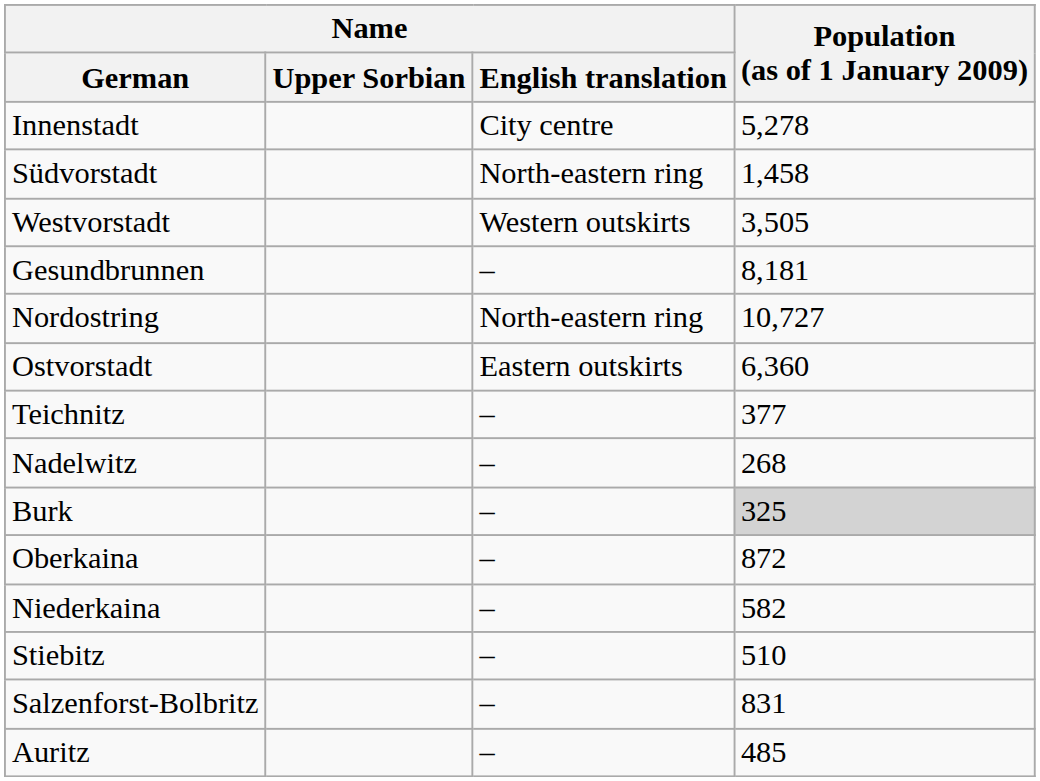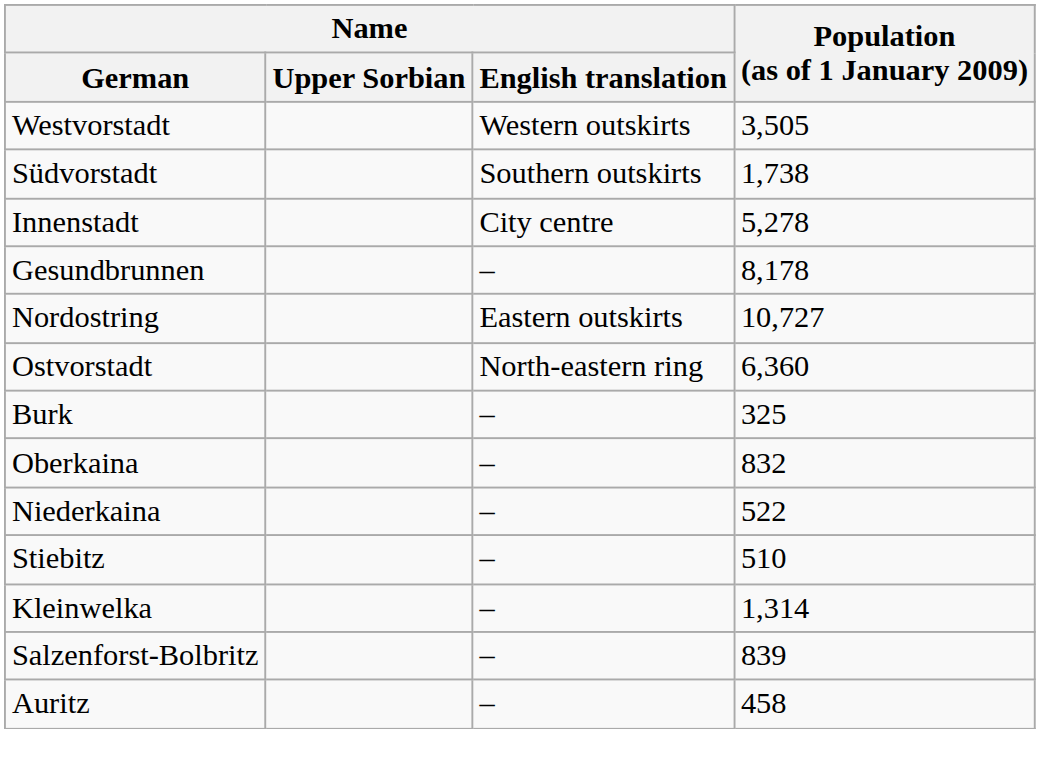rows swapped: (75, 125) <-> (91, 221)
(591, 173) North-eastern ring -> (590, 173) Southern outskirts
(775, 173) 1,458 -> (775, 173) 1,738
(775, 269) 8,181 -> (775, 269) 8,178
(591, 317) North-eastern ring -> (581, 317) Eastern outskirts
(581, 366) Eastern outskirts -> (591, 366) North-eastern ring
- row: (68, 414)
- row: (74, 462)
(764, 510) lightgrey background -> (764, 414) no background
(764, 558) 872 -> (764, 462) 832
(764, 607) 582 -> (764, 510) 522
+ row: (82, 607)
(764, 703) 831 -> (764, 655) 839
(764, 751) 485 -> (764, 703) 458
